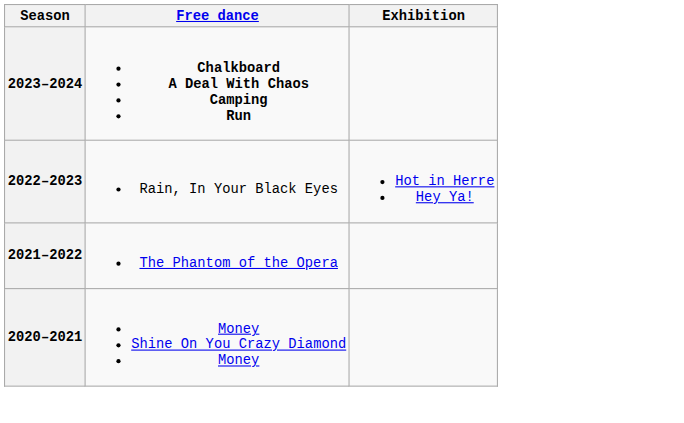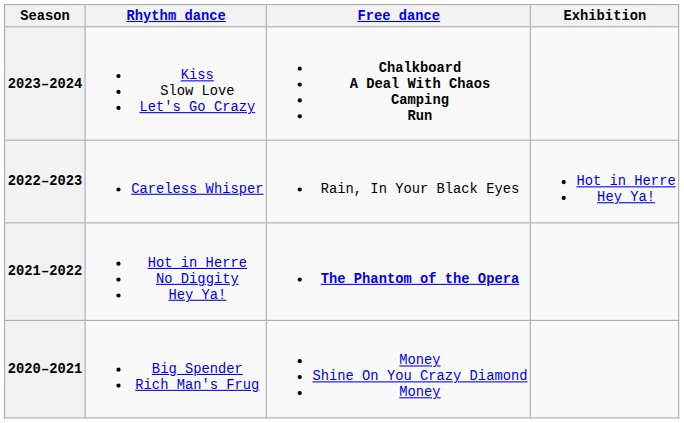+ column: (176, 16)
(218, 263) normal -> (399, 279) bold
